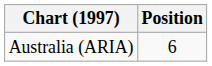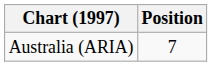(172, 46) 6 -> (172, 46) 7
